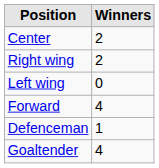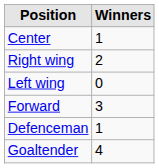(99, 38) 2 -> (99, 38) 1
(99, 106) 4 -> (99, 106) 3
